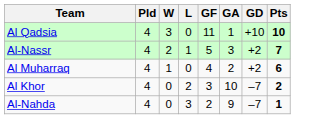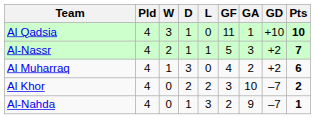+ column: (188, 13)
